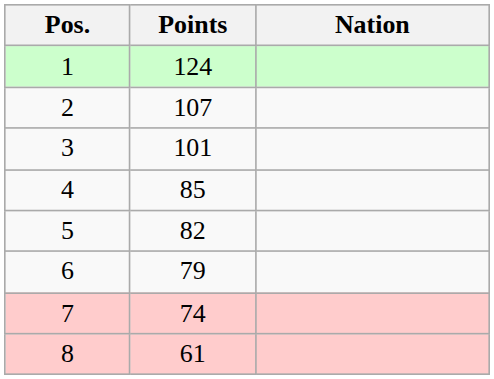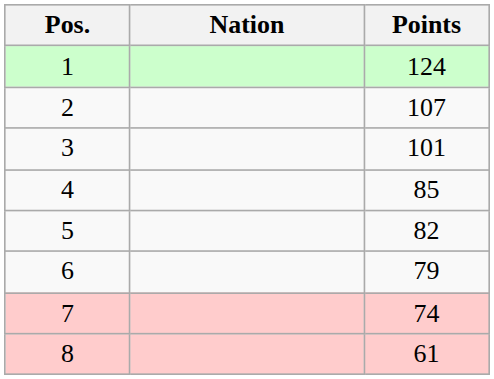columns swapped: (372, 25) <-> (193, 25)
